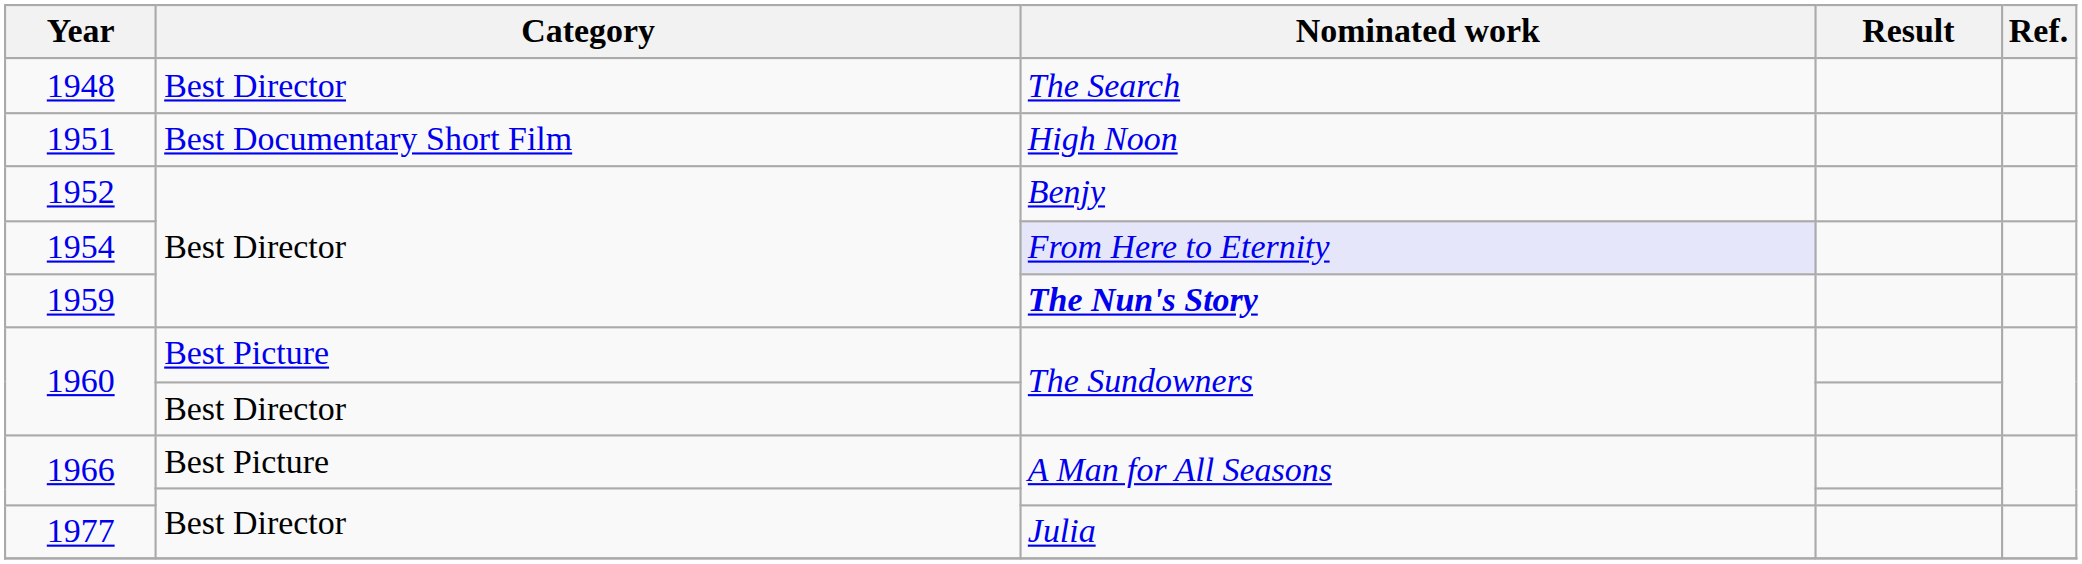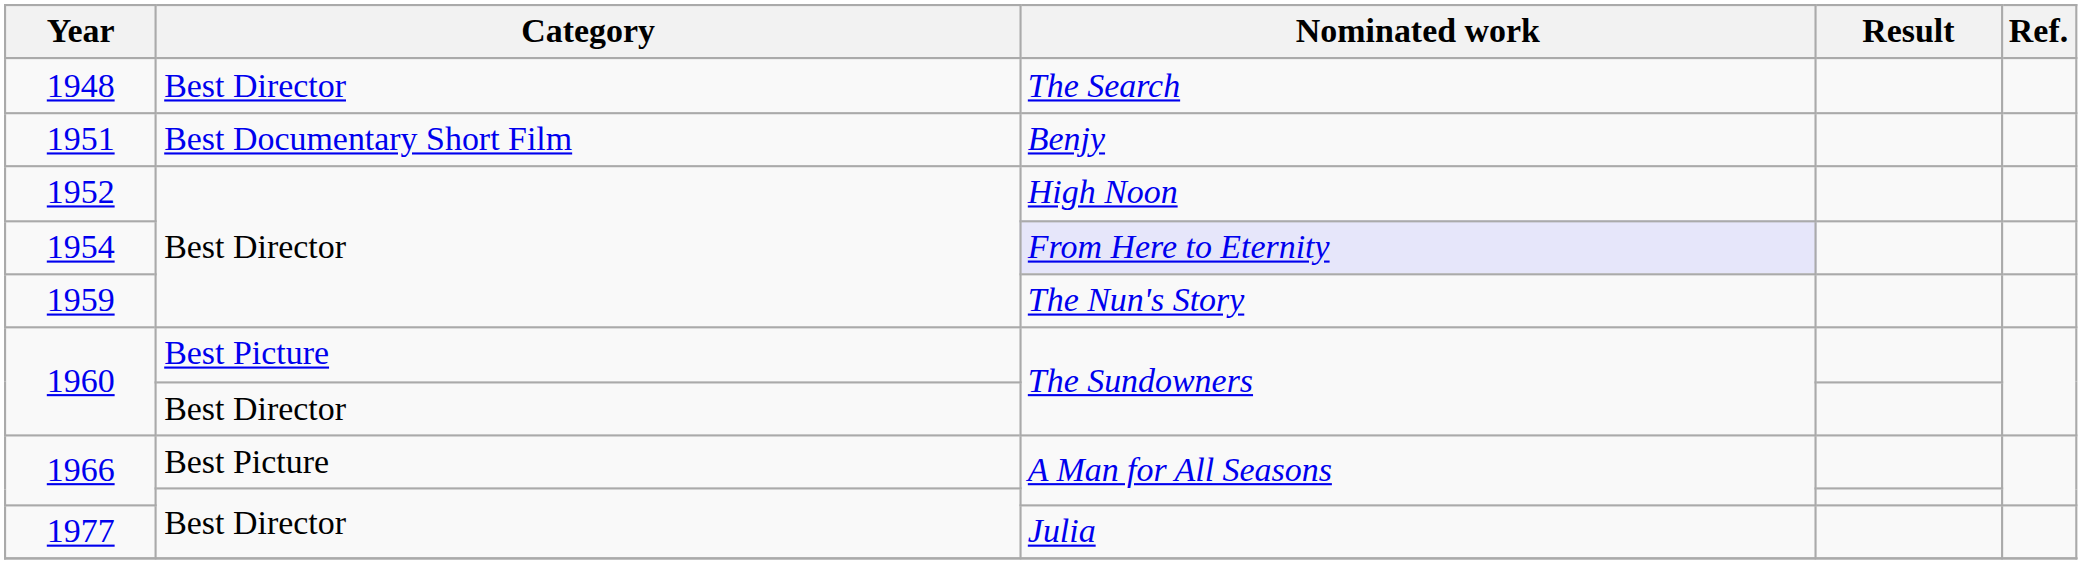(1103, 138) High Noon -> (1066, 138) Benjy
(1066, 192) Benjy -> (1103, 192) High Noon
(1143, 300) bold -> (1136, 300) normal
